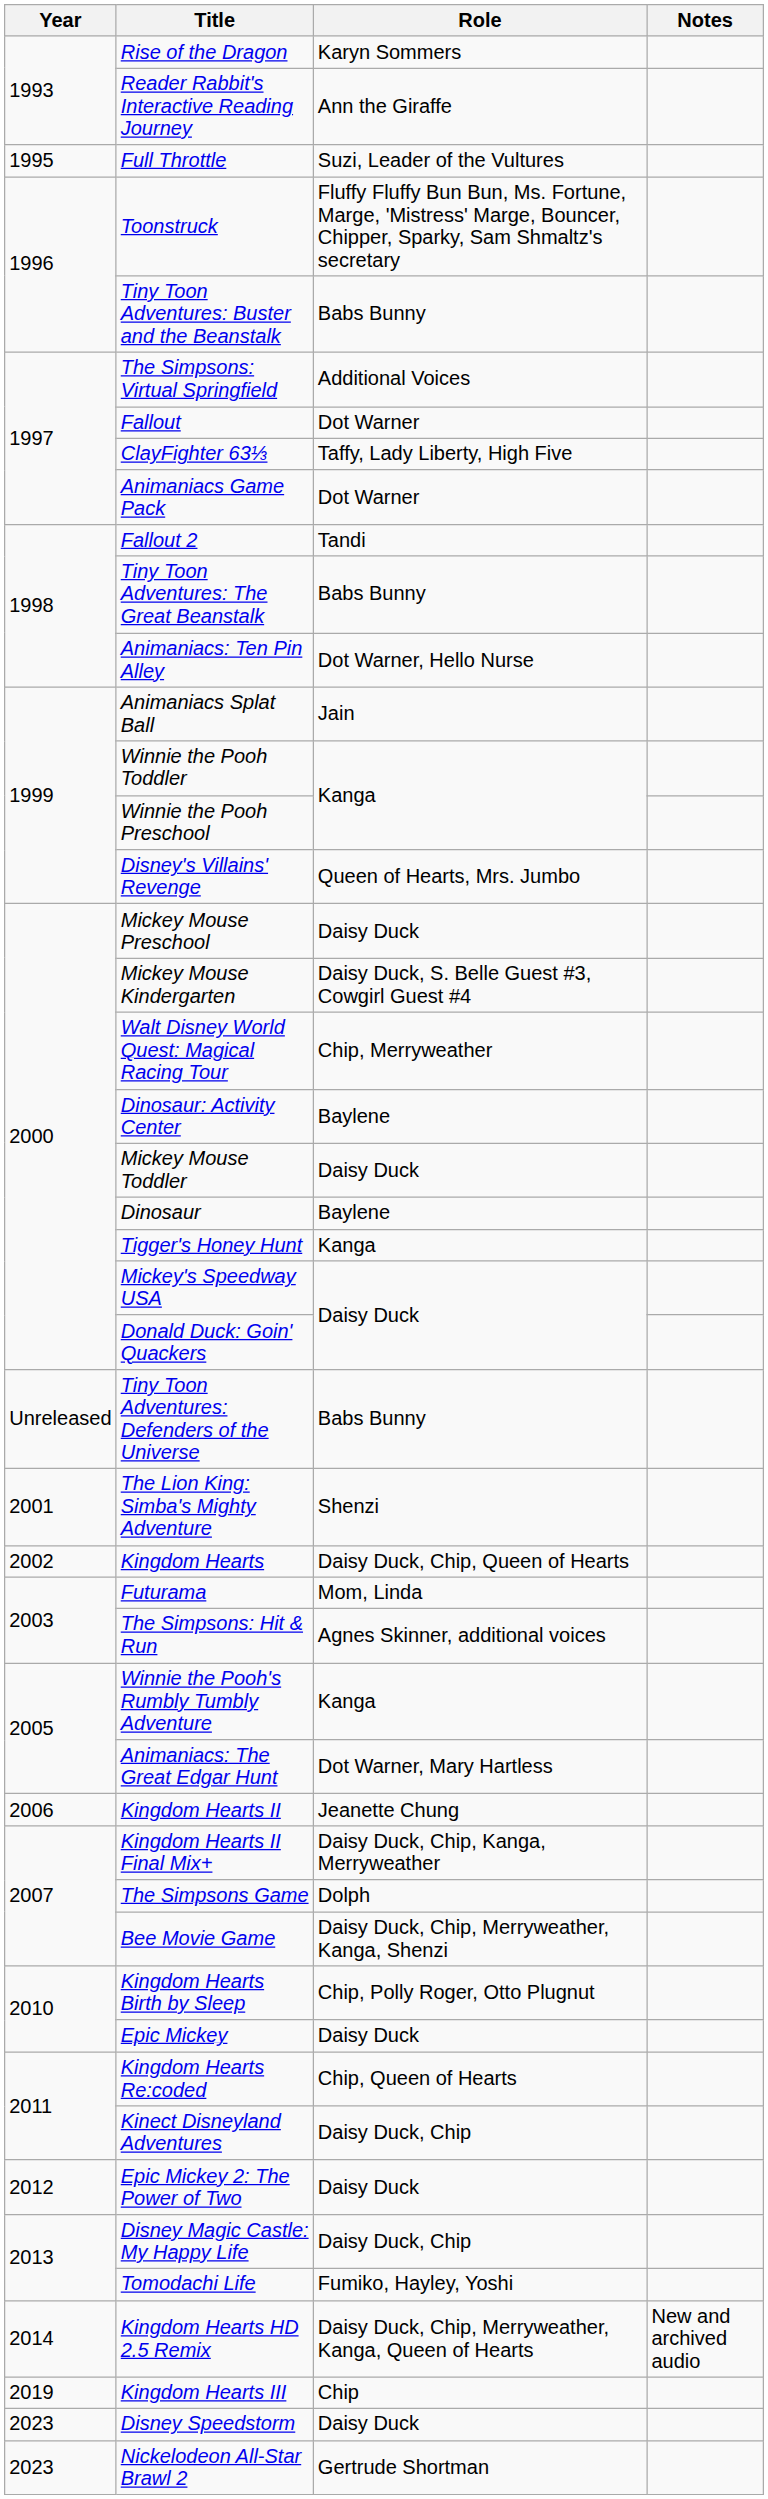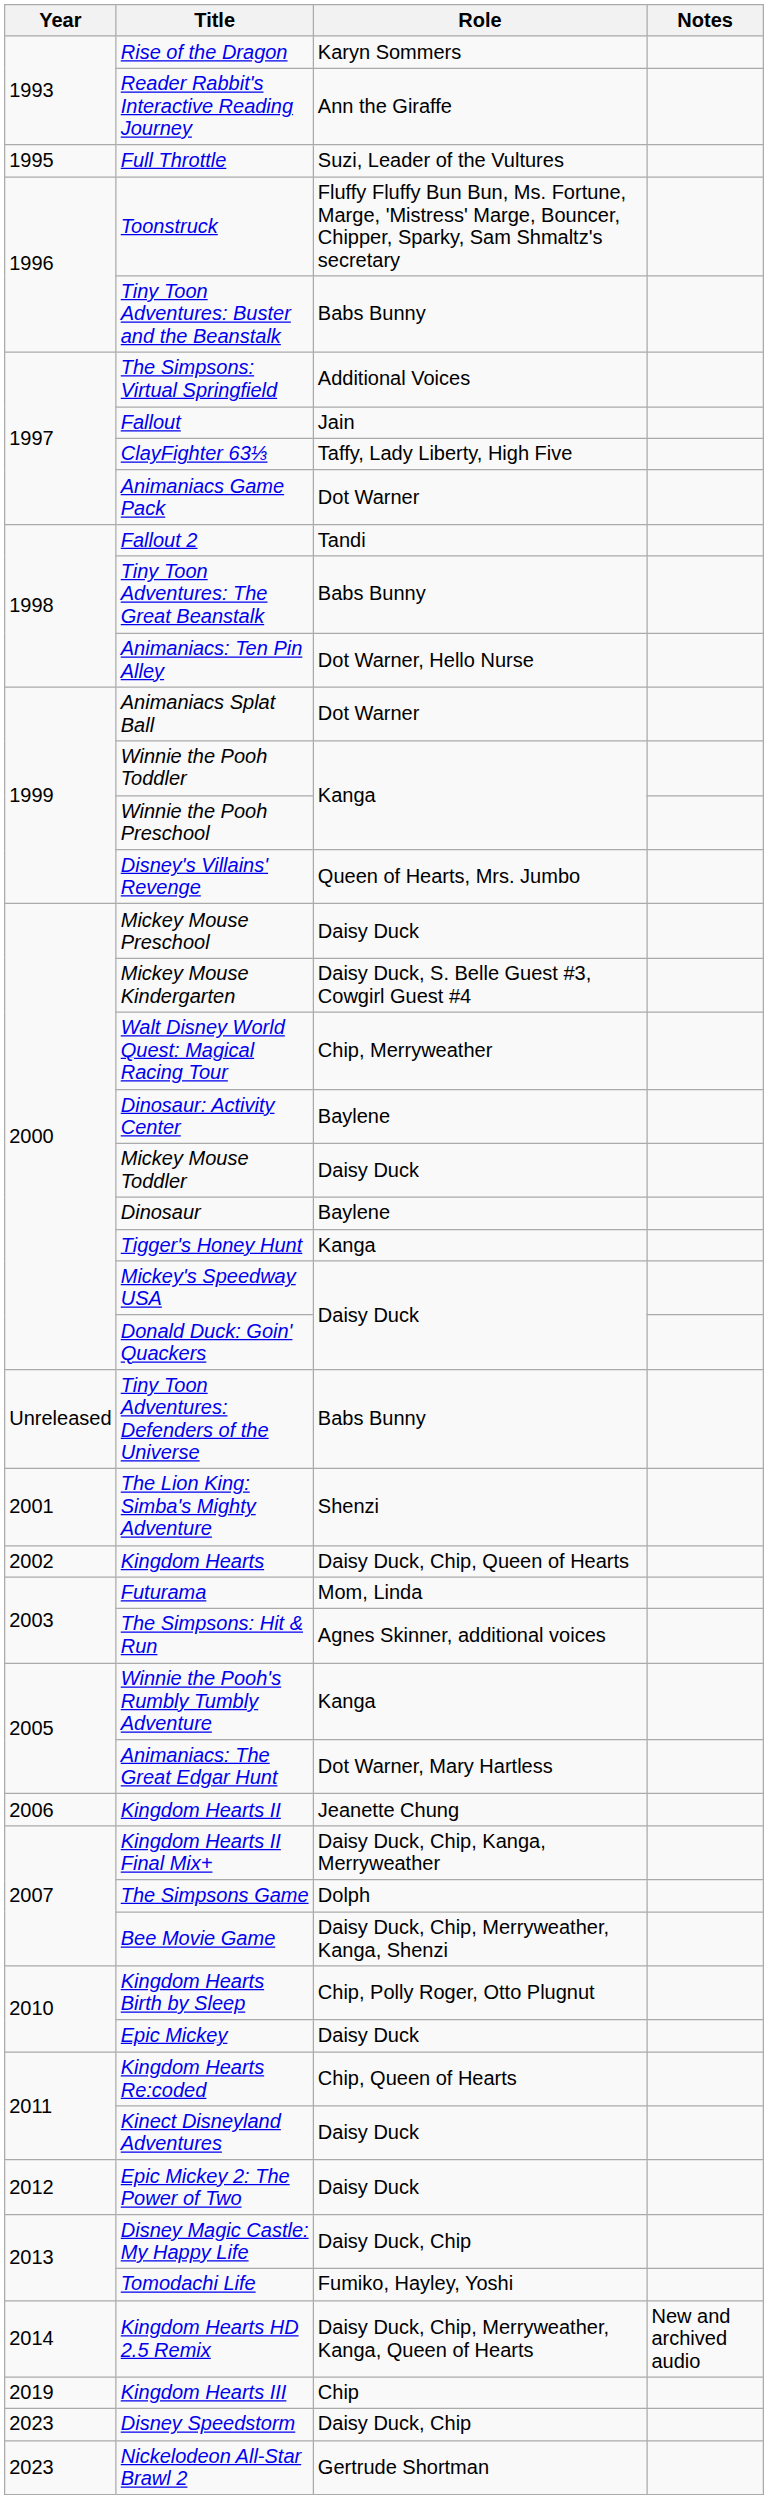(369, 422) Dot Warner -> (336, 422) Jain
(336, 713) Jain -> (369, 713) Dot Warner
(395, 2132) Daisy Duck, Chip -> (368, 2132) Daisy Duck
(368, 2424) Daisy Duck -> (395, 2424) Daisy Duck, Chip
